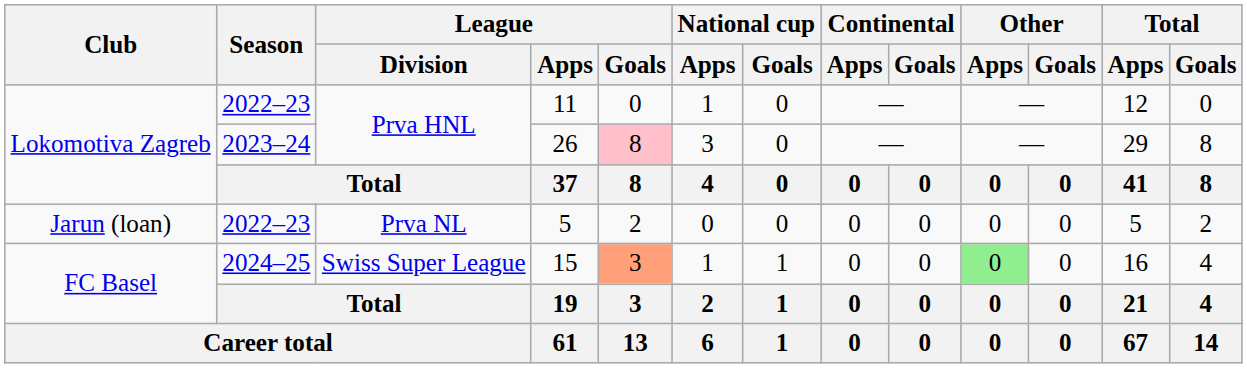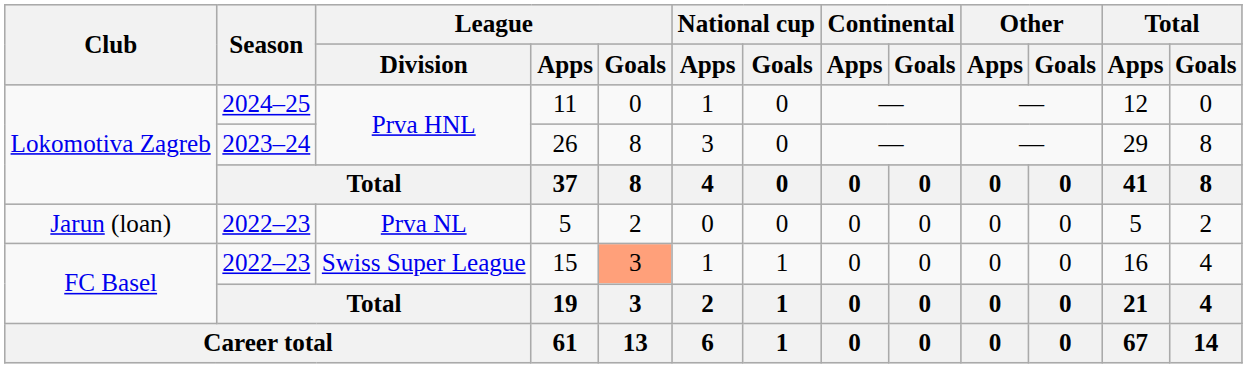(266, 104) 2022–23 -> (266, 104) 2024–25
(635, 143) pink background -> (635, 143) no background
(266, 263) 2024–25 -> (266, 263) 2022–23
(995, 263) lightgreen background -> (995, 263) no background
